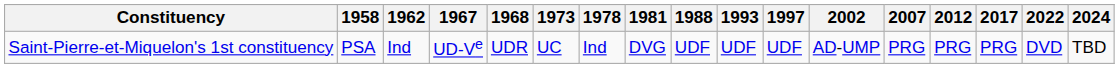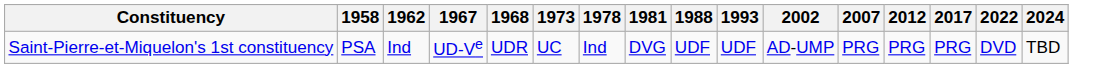- column: (786, 18)
